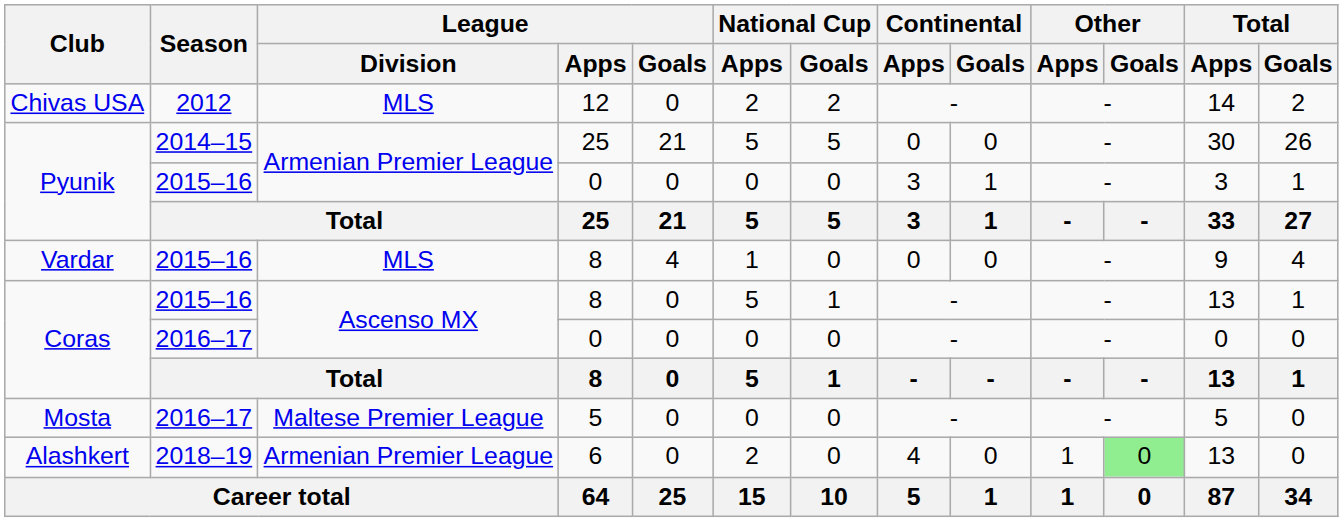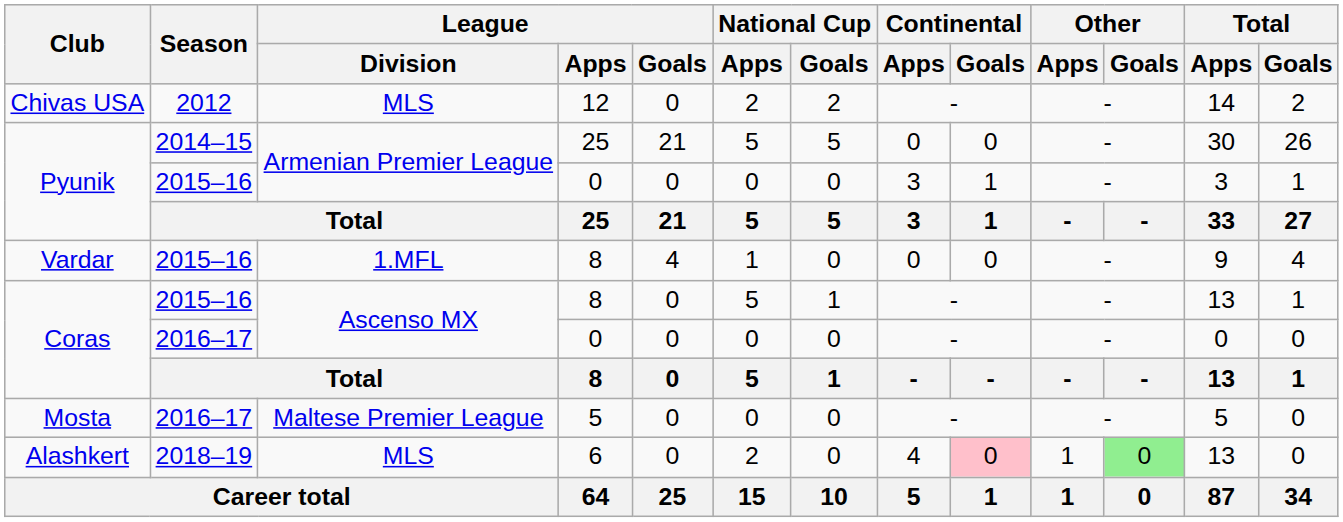(408, 260) MLS -> (408, 260) 1.MFL
(408, 456) Armenian Premier League -> (408, 456) MLS
(991, 456) no background -> (991, 456) pink background
